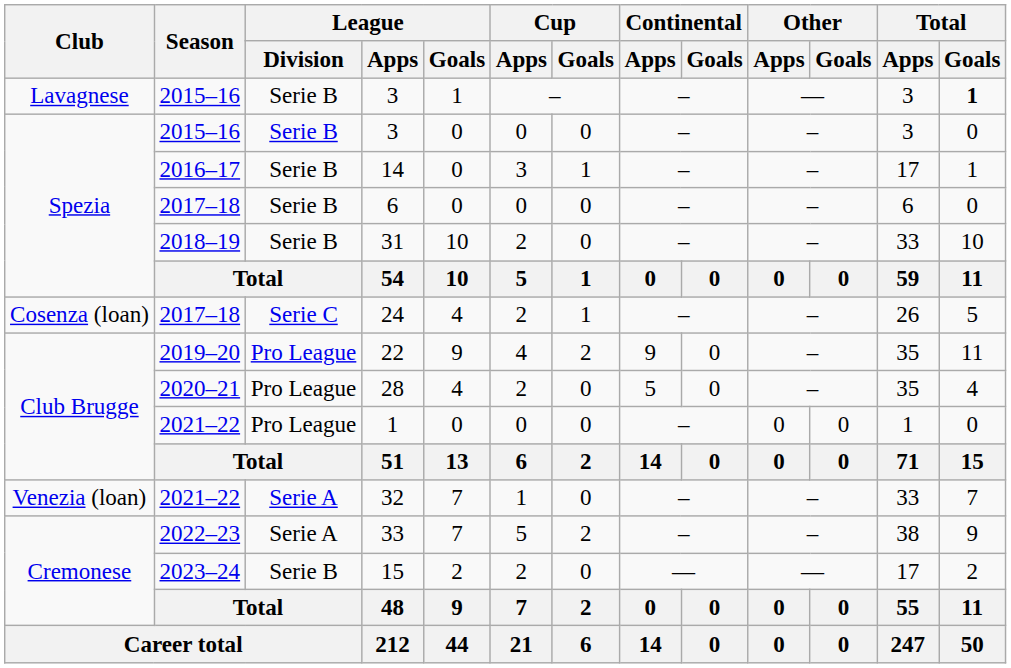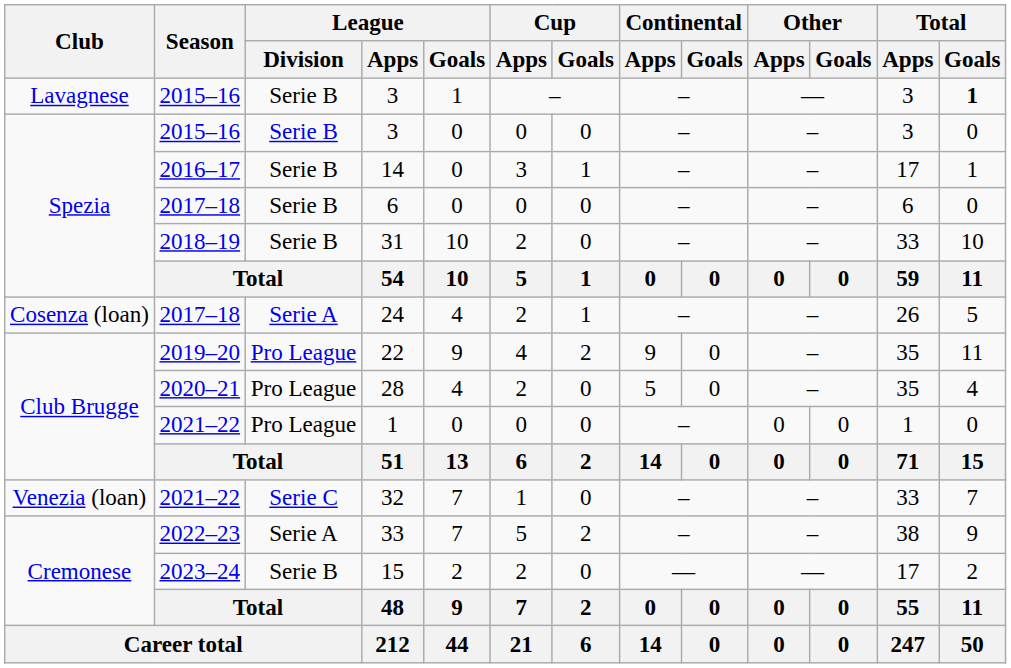(304, 315) Serie C -> (304, 315) Serie A
(304, 497) Serie A -> (304, 497) Serie C
